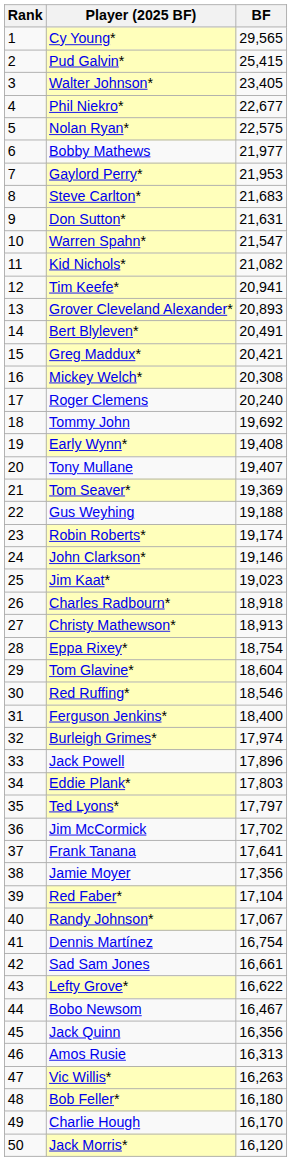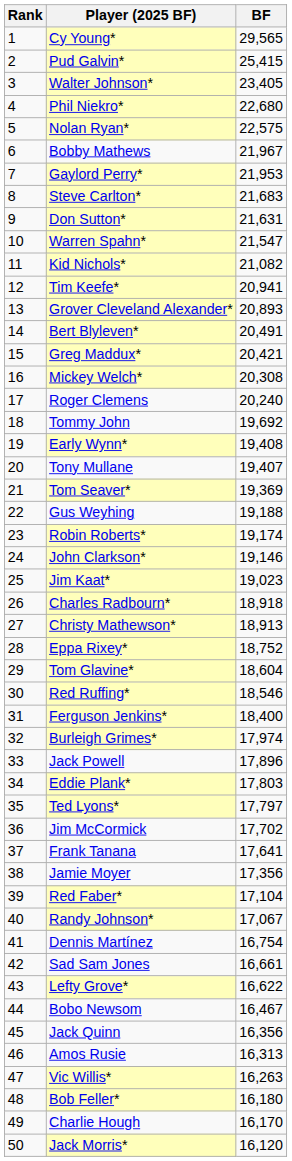(261, 106) 22,677 -> (261, 106) 22,680
(261, 151) 21,977 -> (261, 151) 21,967
(261, 648) 18,754 -> (261, 648) 18,752
